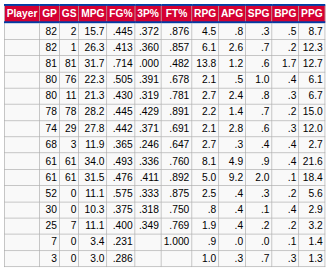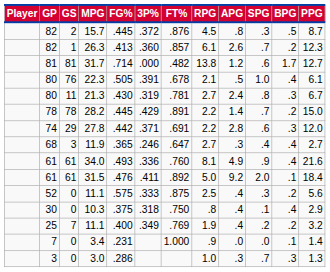(209, 128) 2.1 -> (209, 128) 2.2
